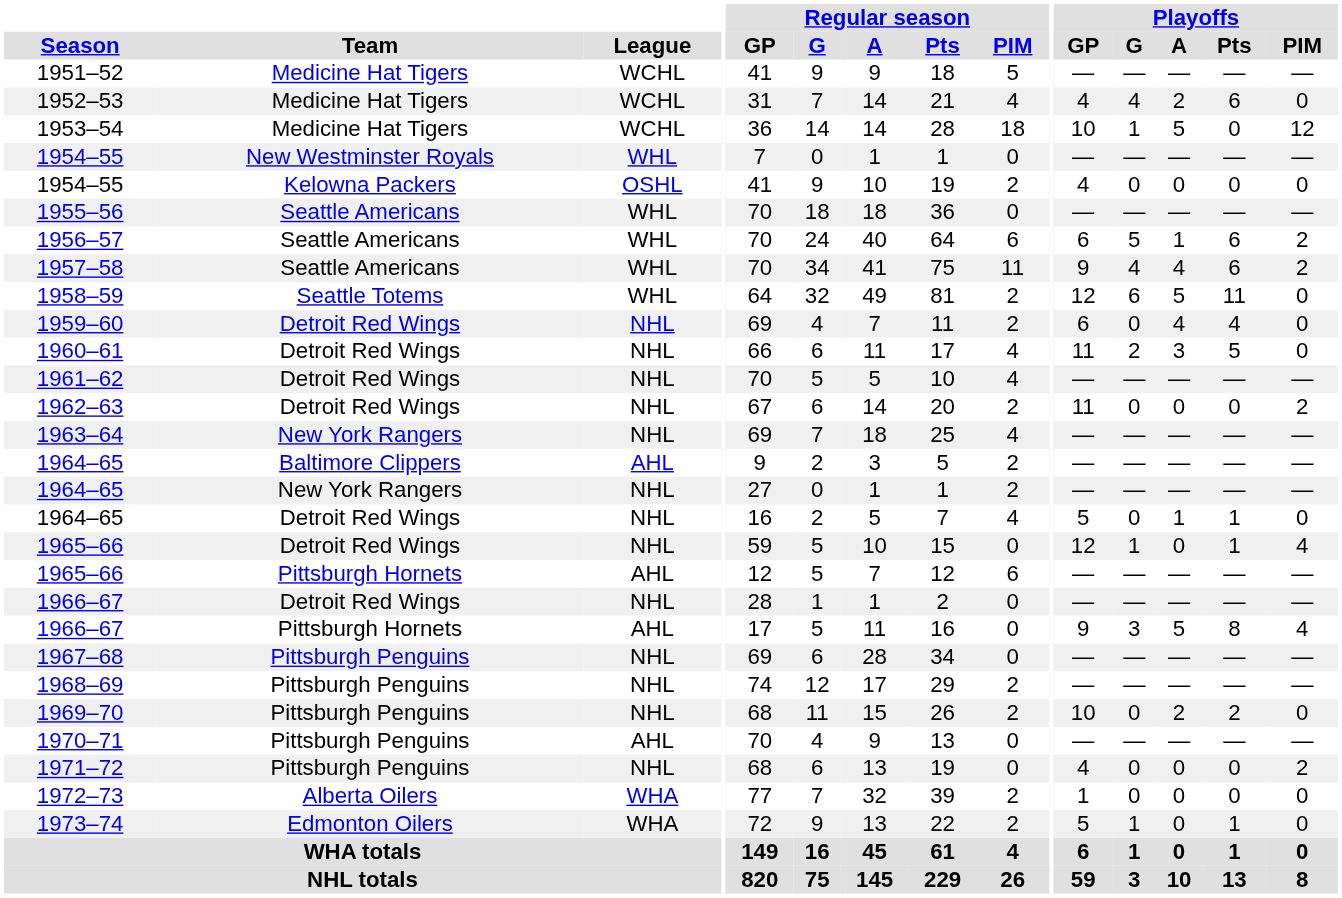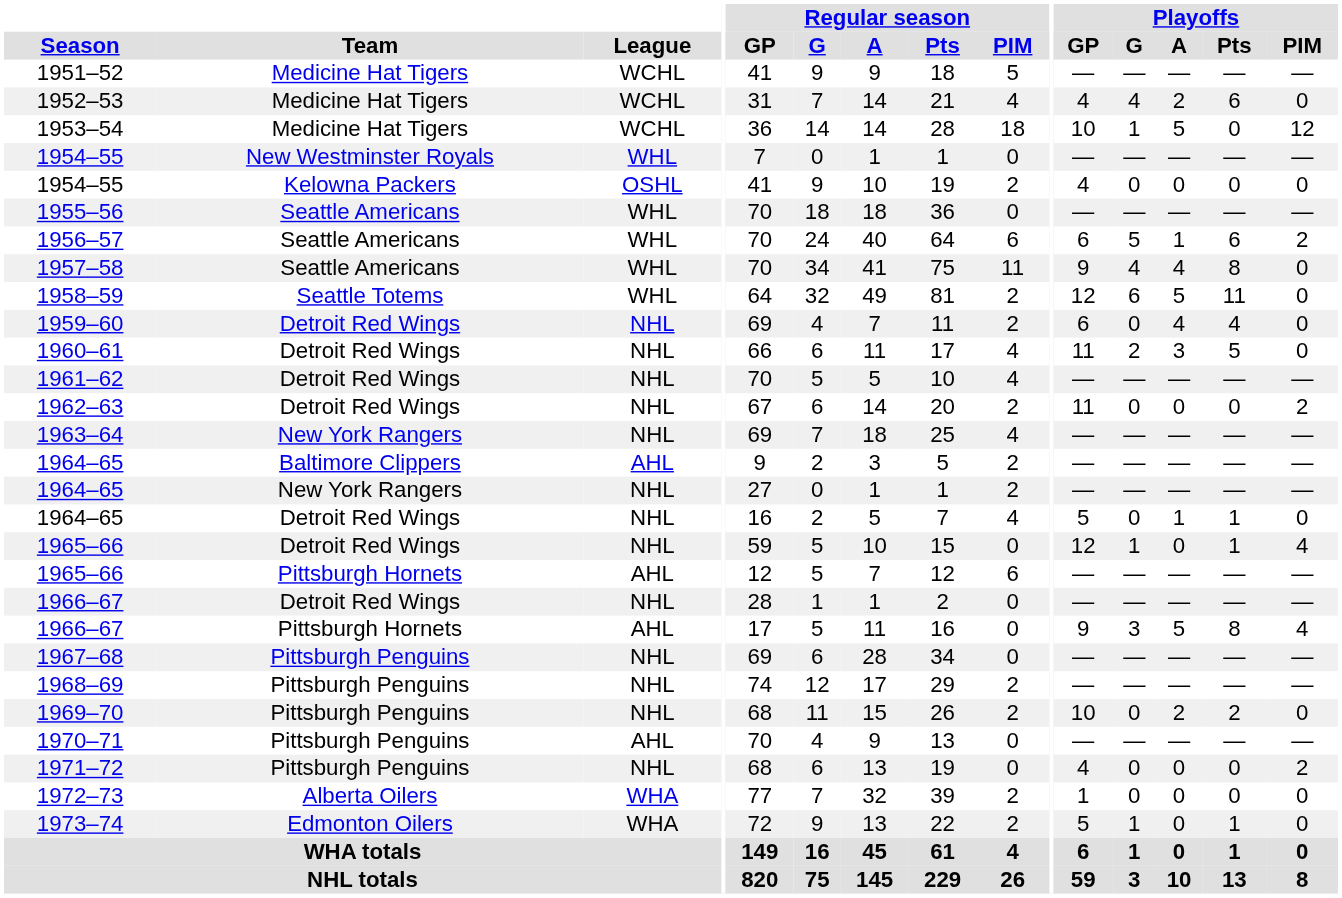(1234, 267) 6 -> (1234, 267) 8
(1302, 267) 2 -> (1302, 267) 0
